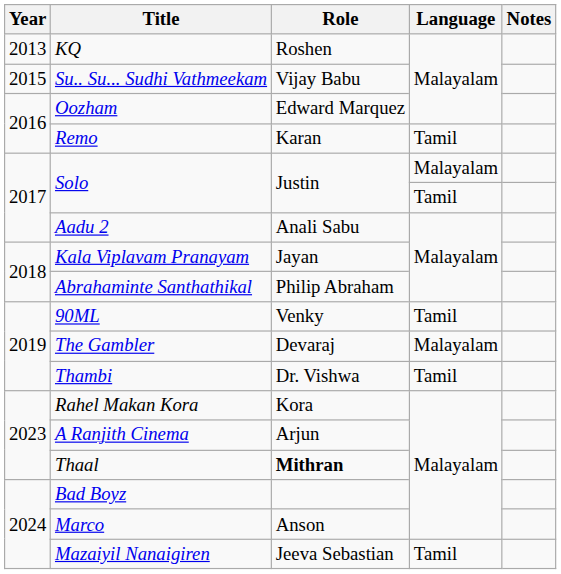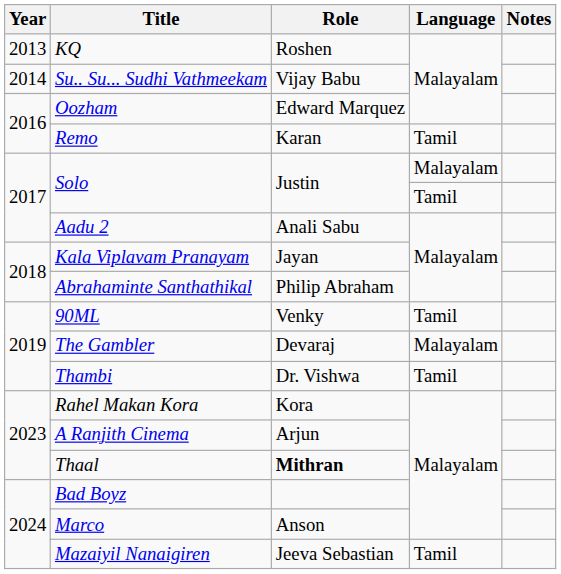(28, 78) 2015 -> (28, 78) 2014
